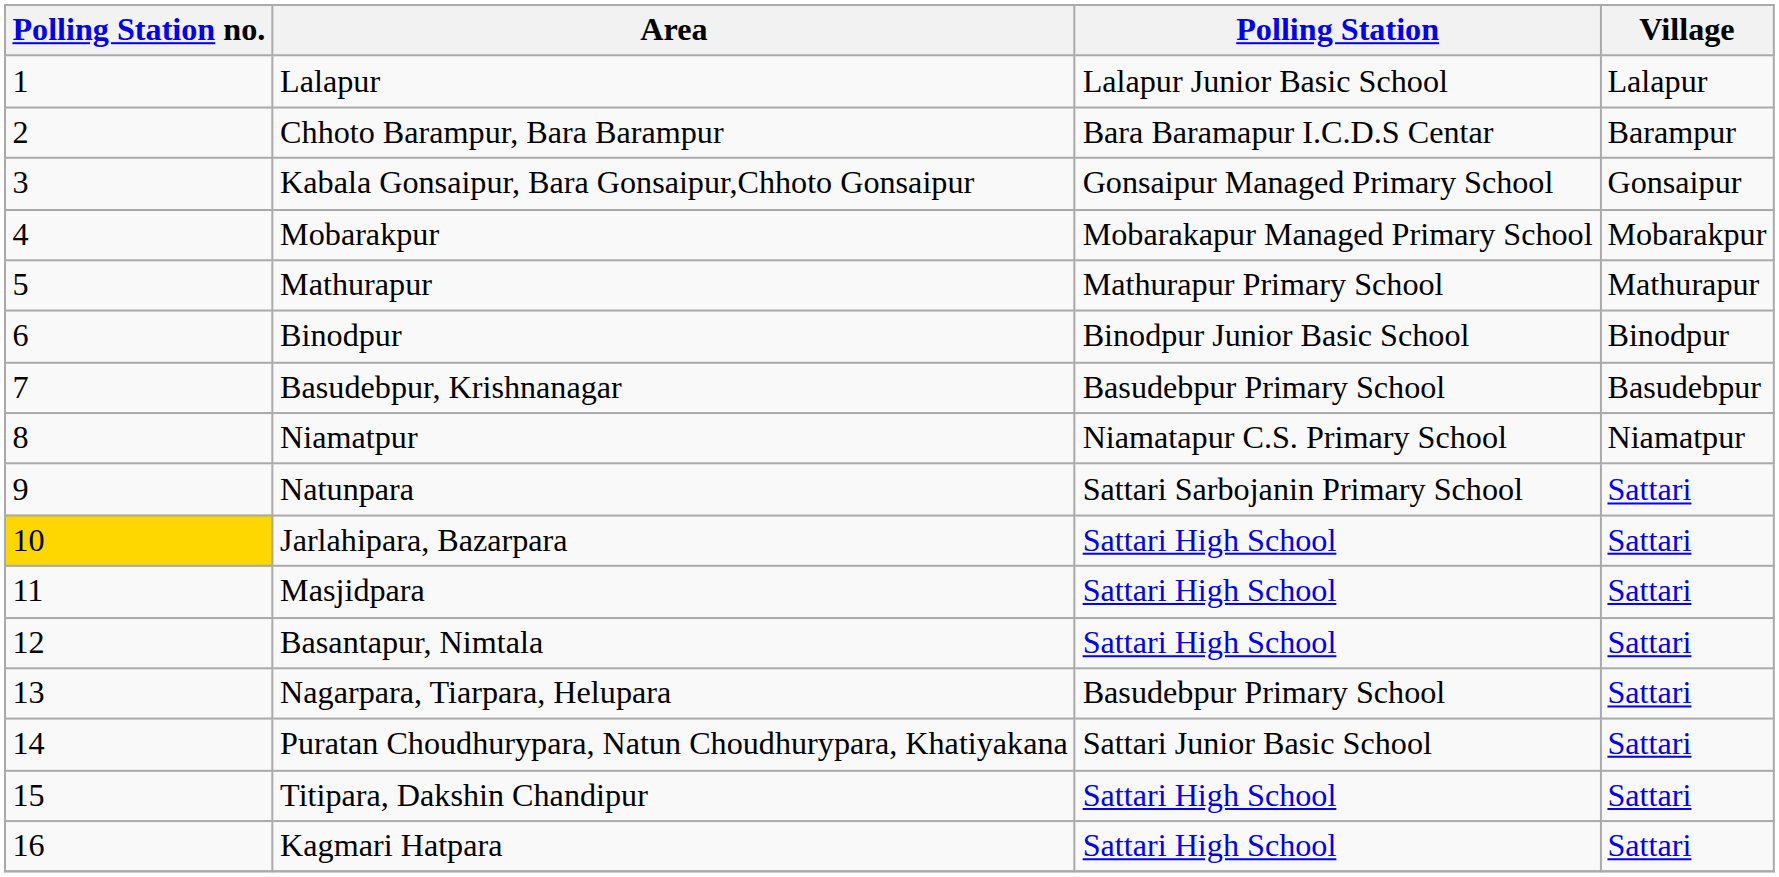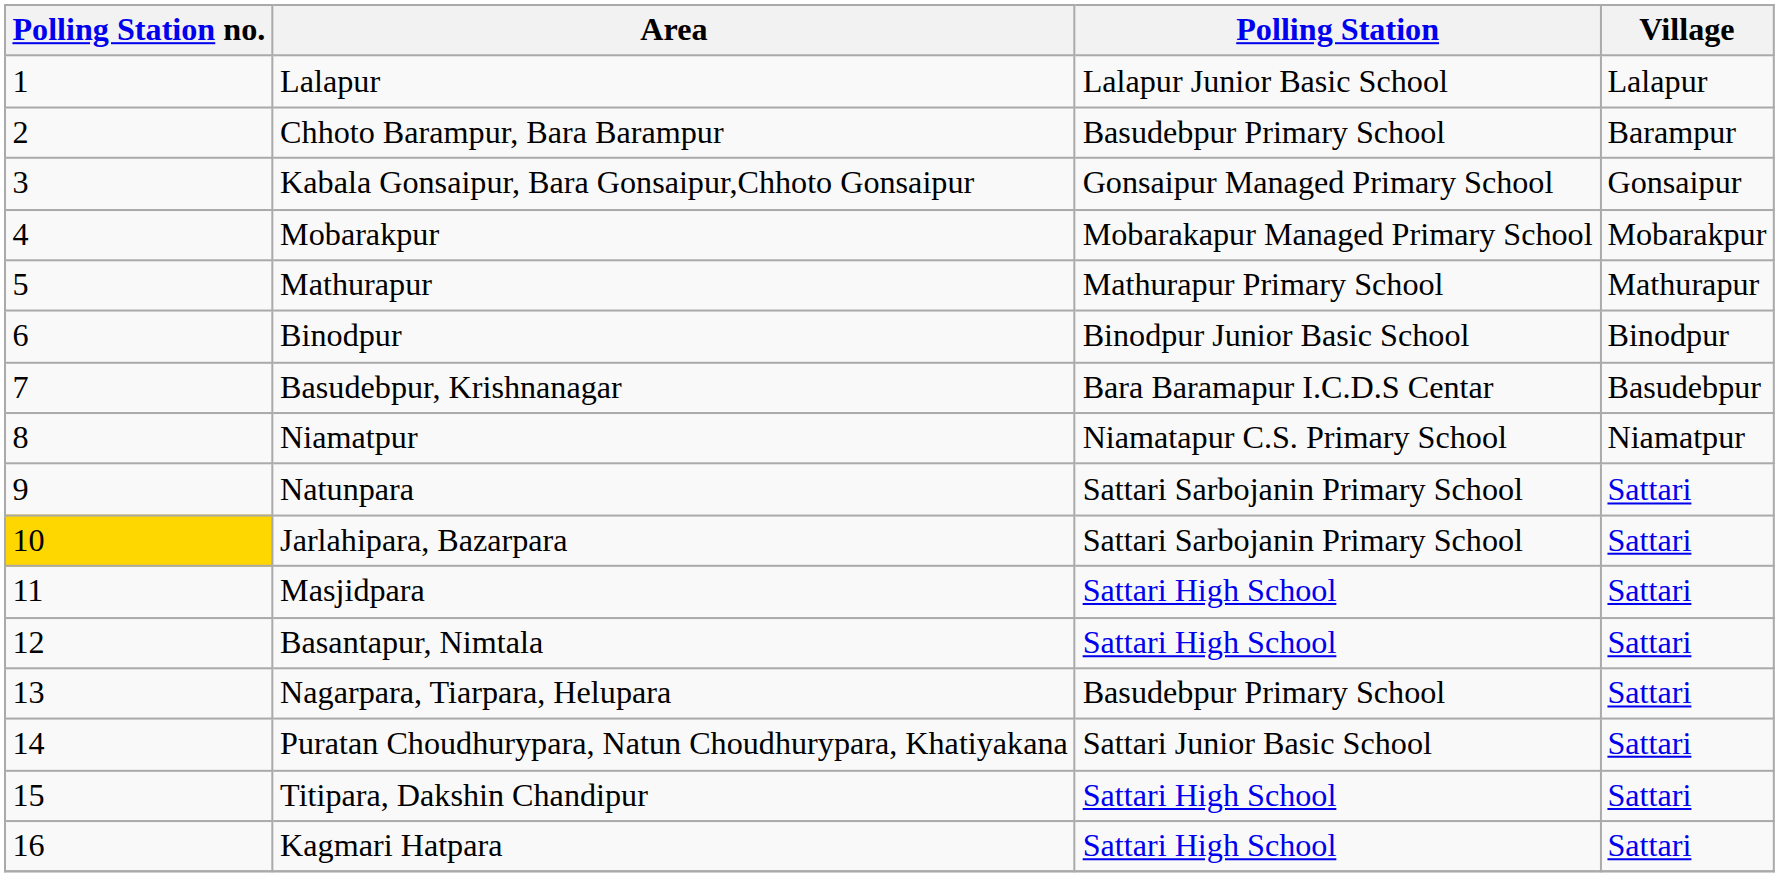(1288, 132) Bara Baramapur I.C.D.S Centar -> (1264, 132) Basudebpur Primary School
(1264, 387) Basudebpur Primary School -> (1288, 387) Bara Baramapur I.C.D.S Centar
(1209, 540) Sattari High School -> (1303, 540) Sattari Sarbojanin Primary School
